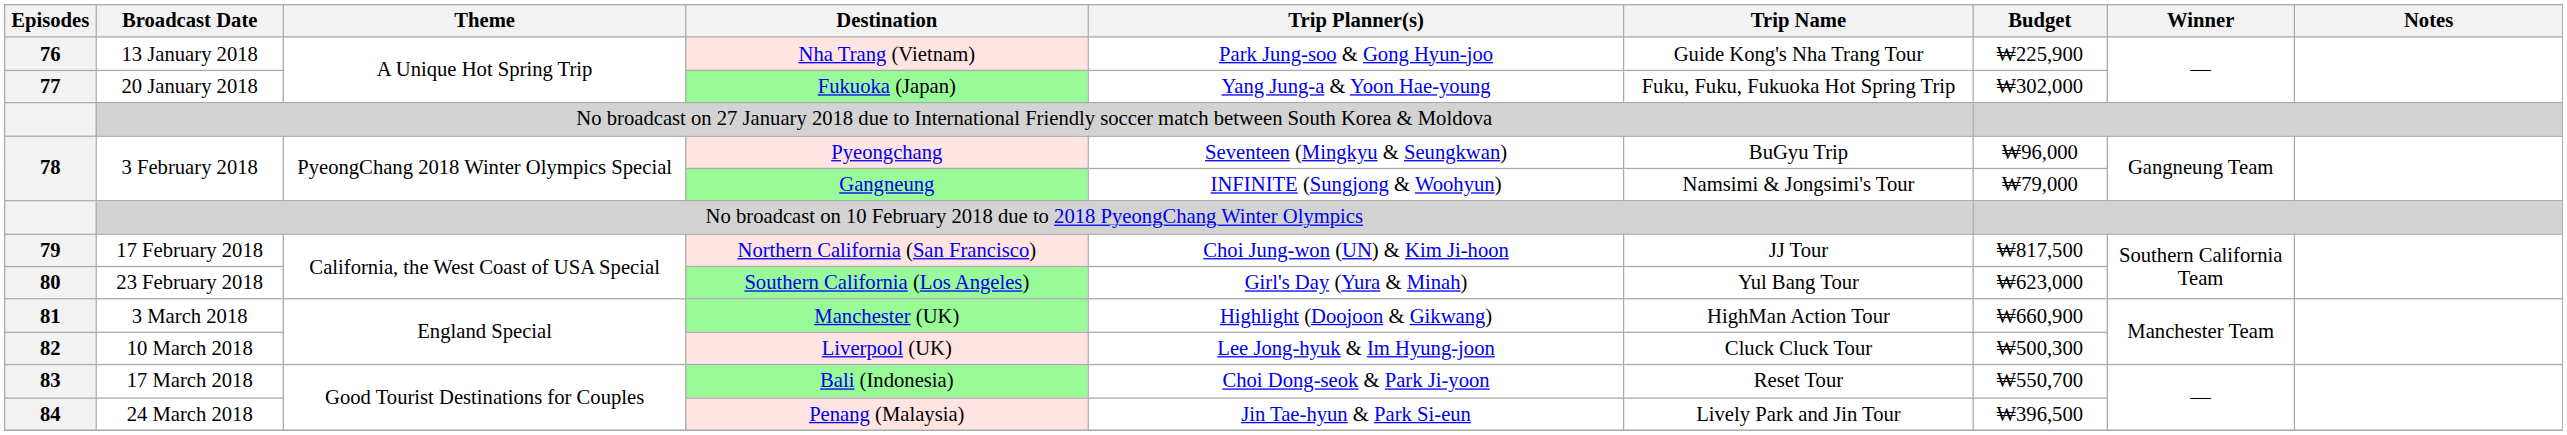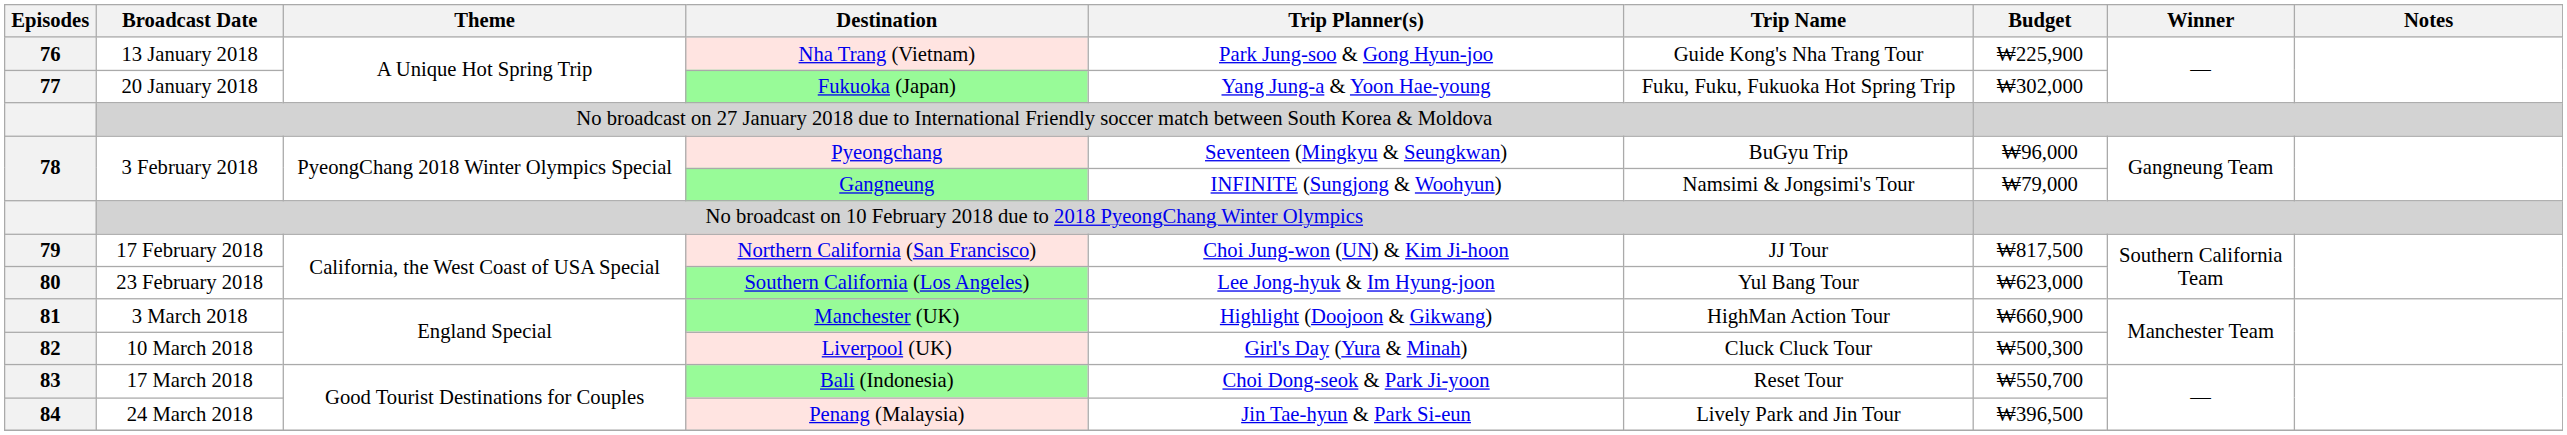(1356, 282) Girl's Day (Yura & Minah) -> (1356, 282) Lee Jong-hyuk & Im Hyung-joon
(1356, 348) Lee Jong-hyuk & Im Hyung-joon -> (1356, 348) Girl's Day (Yura & Minah)
